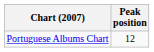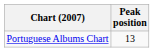(130, 39) 12 -> (130, 39) 13
